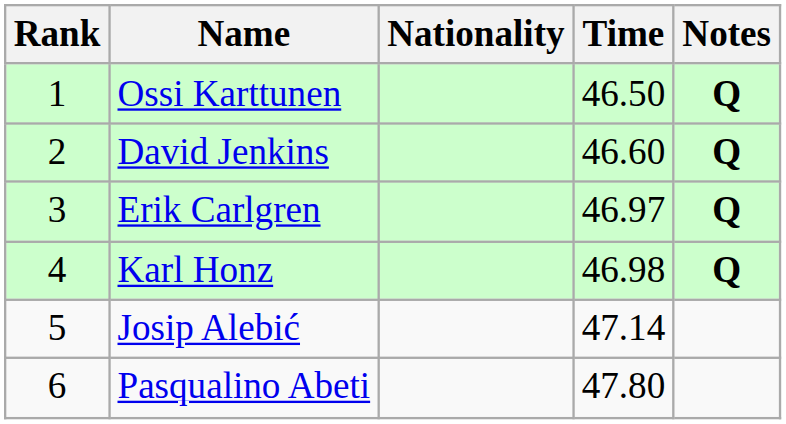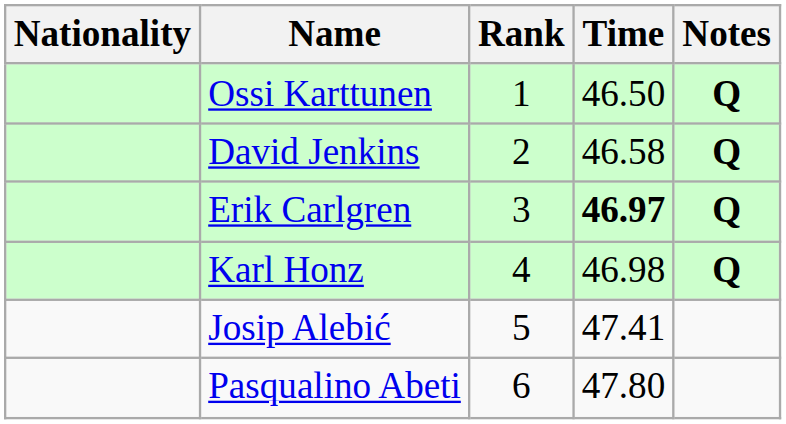columns swapped: (57, 33) <-> (476, 33)
(623, 151) 46.60 -> (623, 151) 46.58
(623, 210) normal -> (623, 210) bold
(623, 328) 47.14 -> (623, 328) 47.41
